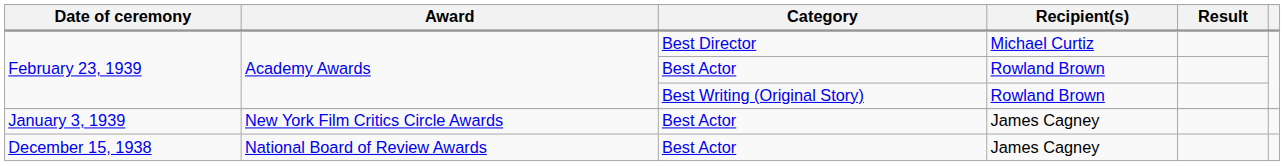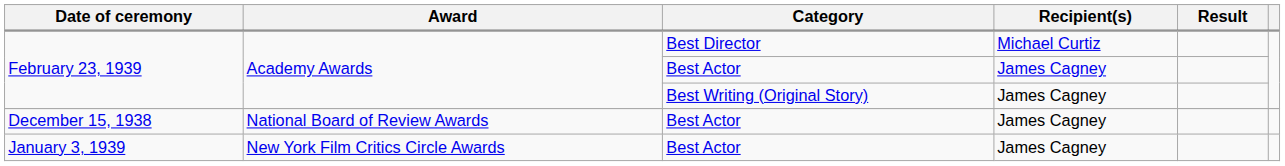(1048, 69) Rowland Brown -> (1052, 69) James Cagney
(1048, 95) Rowland Brown -> (1052, 95) James Cagney
rows swapped: (80, 147) <-> (67, 121)
